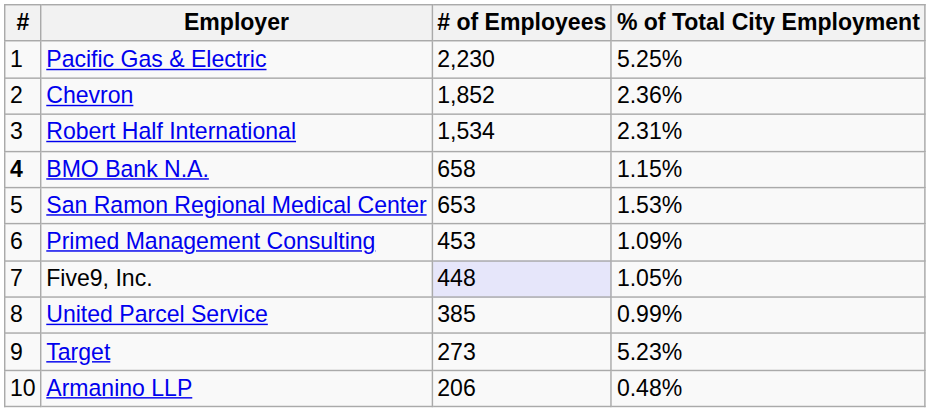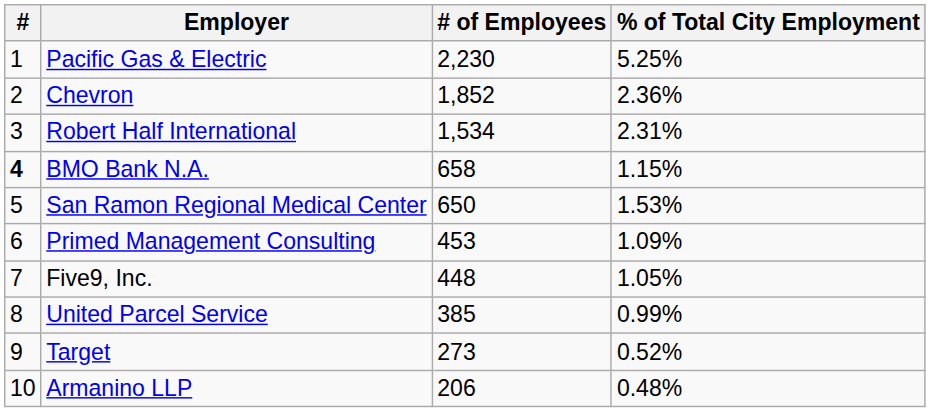(456, 205) 653 -> (456, 205) 650
(456, 278) lavender background -> (456, 278) no background
(650, 351) 5.23% -> (650, 351) 0.52%
